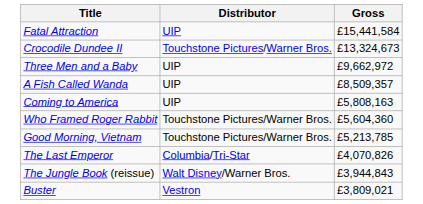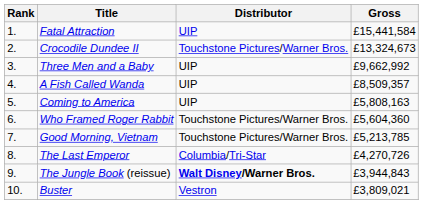+ column: (21, 13)
(365, 66) £9,662,972 -> (381, 66) £9,662,992
(365, 155) £4,070,826 -> (381, 155) £4,270,726
(226, 173) normal -> (247, 173) bold
